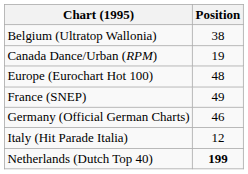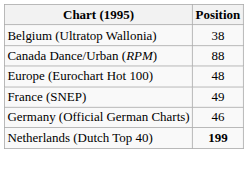(218, 55) 19 -> (218, 55) 88
- row: (68, 138)
